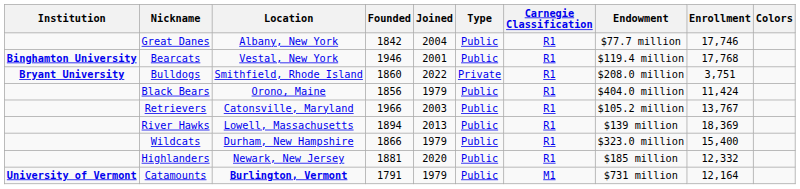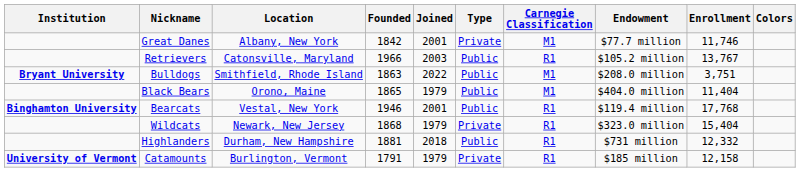(435, 41) 2004 -> (435, 41) 2001
(480, 41) Public -> (480, 41) Private
(549, 41) R1 -> (549, 41) M1
(720, 41) 17,746 -> (720, 41) 11,746
rows swapped: (176, 58) <-> (176, 108)
(389, 75) 1860 -> (389, 75) 1863
(480, 75) Private -> (480, 75) Public
(549, 75) R1 -> (549, 75) M1
(389, 92) 1856 -> (389, 92) 1865
(549, 92) R1 -> (549, 92) M1
(720, 92) 11,424 -> (720, 92) 11,404
- row: (176, 125)
(289, 142) Durham, New Hampshire -> (289, 125) Newark, New Jersey
(389, 142) 1866 -> (389, 125) 1868
(480, 142) Public -> (480, 125) Private
(720, 142) 15,400 -> (720, 125) 15,404
(289, 159) Newark, New Jersey -> (289, 142) Durham, New Hampshire
(435, 159) 2020 -> (435, 142) 2018
(641, 159) $185 million -> (641, 142) $731 million
(289, 175) bold -> (289, 159) normal
(480, 175) Public -> (480, 159) Private
(549, 175) M1 -> (549, 159) R1
(641, 175) $731 million -> (641, 159) $185 million
(720, 175) 12,164 -> (720, 159) 12,158
